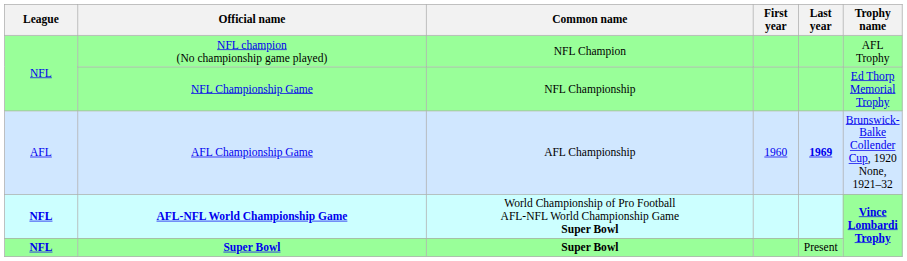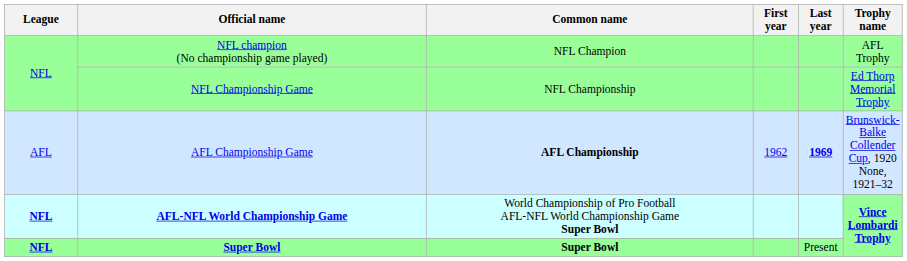(590, 152) normal -> (590, 152) bold
(776, 152) 1960 -> (776, 152) 1962
